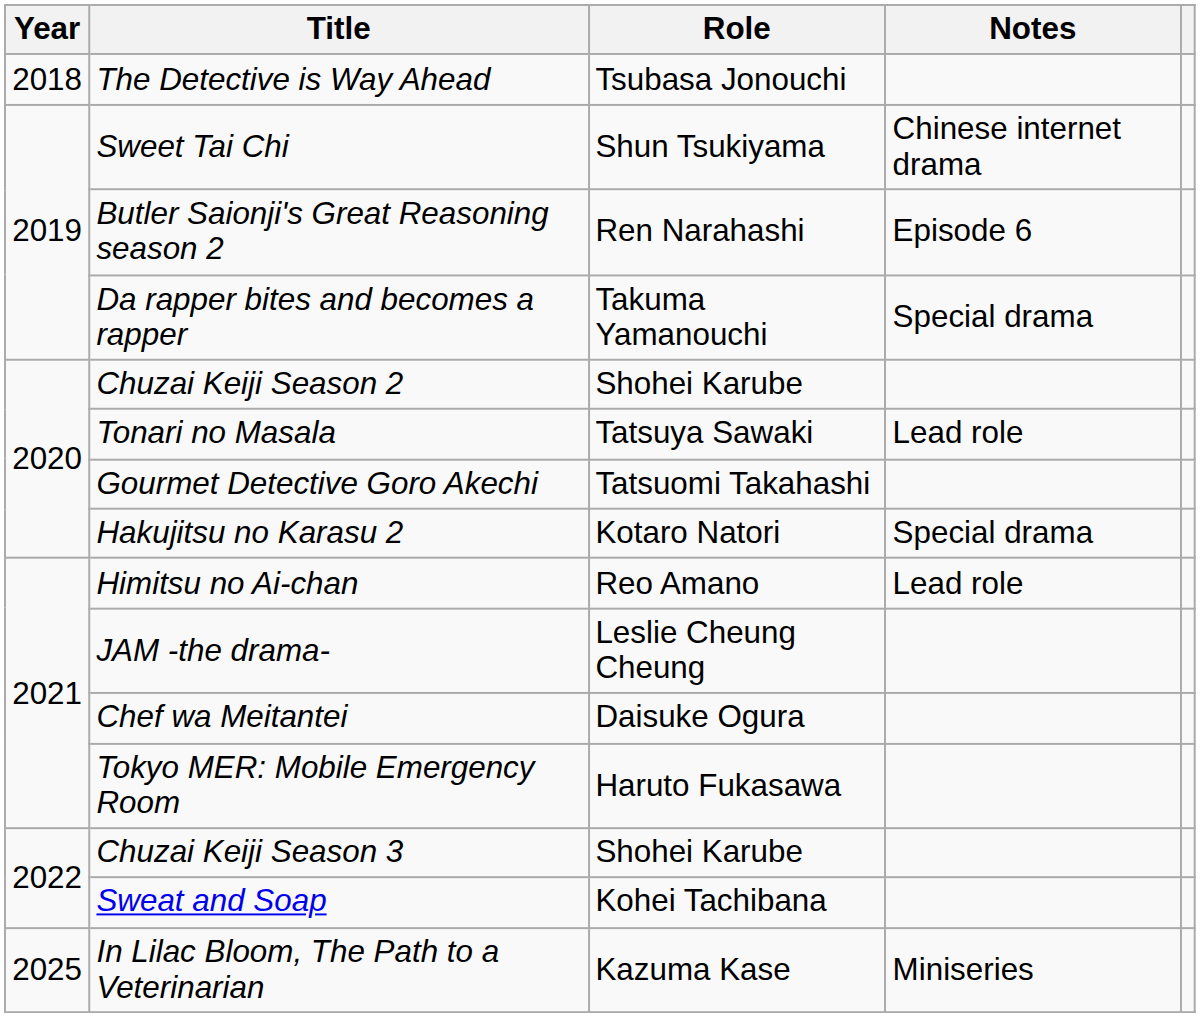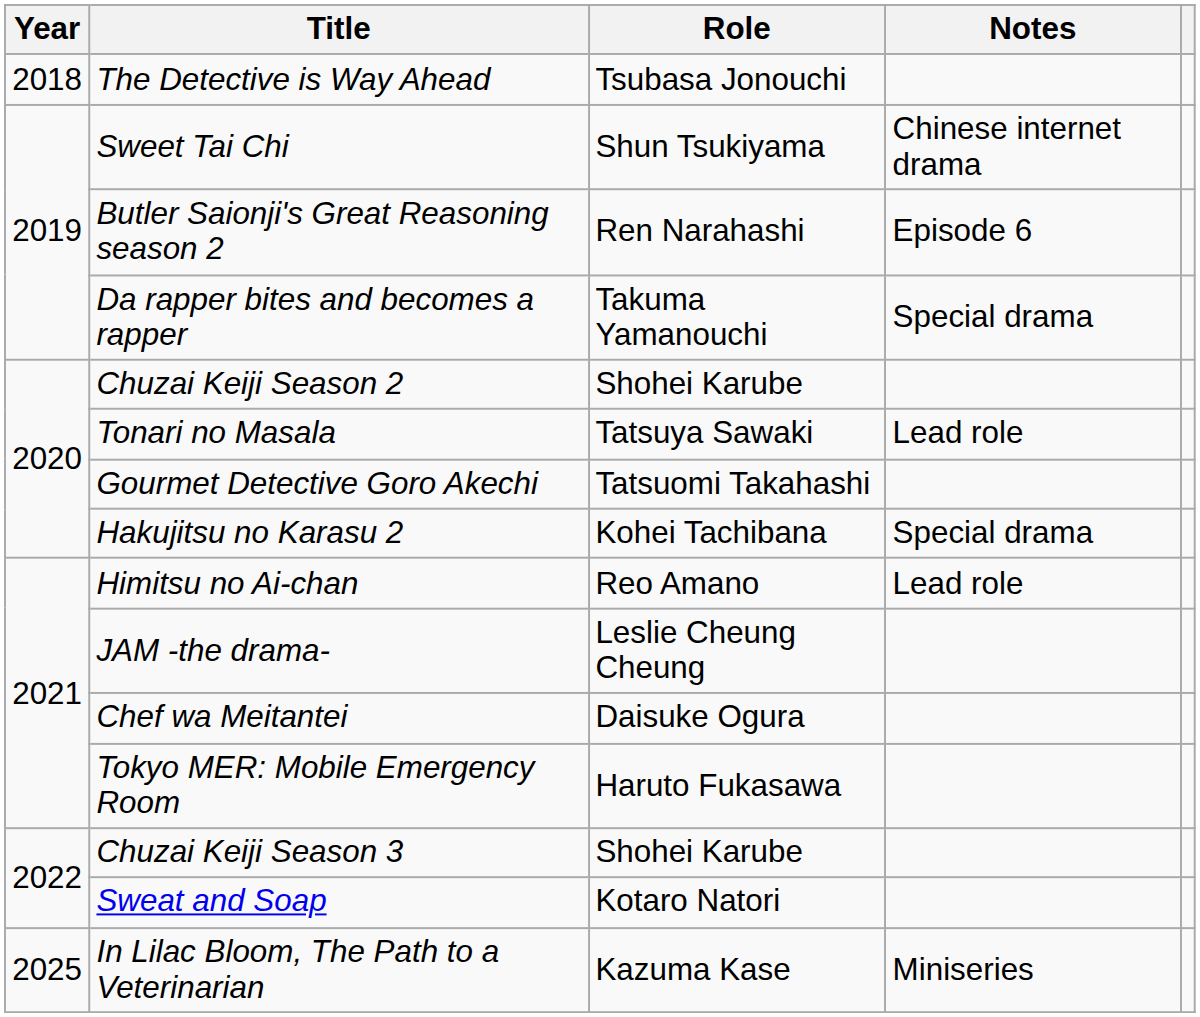(688, 533) Kotaro Natori -> (711, 533) Kohei Tachibana
(711, 902) Kohei Tachibana -> (688, 902) Kotaro Natori
